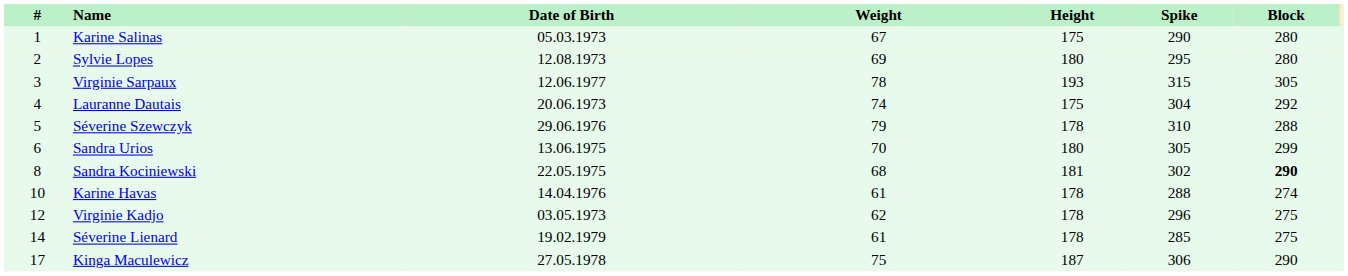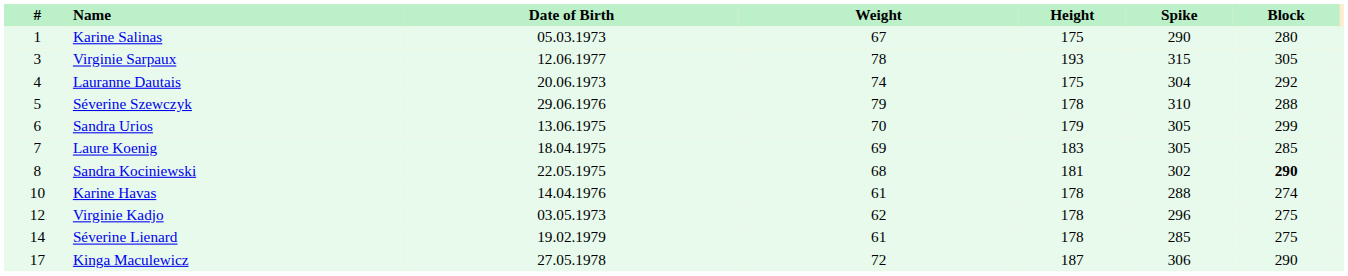- row: (113, 59)
(1072, 148) 180 -> (1072, 126) 179
+ row: (115, 148)
(879, 259) 75 -> (879, 259) 72
